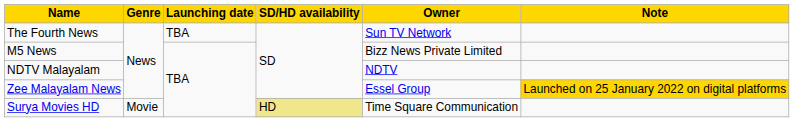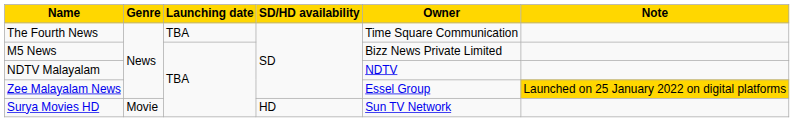(408, 32) Sun TV Network -> (442, 32) Time Square Communication
(268, 107) khaki background -> (268, 107) no background
(442, 107) Time Square Communication -> (408, 107) Sun TV Network
